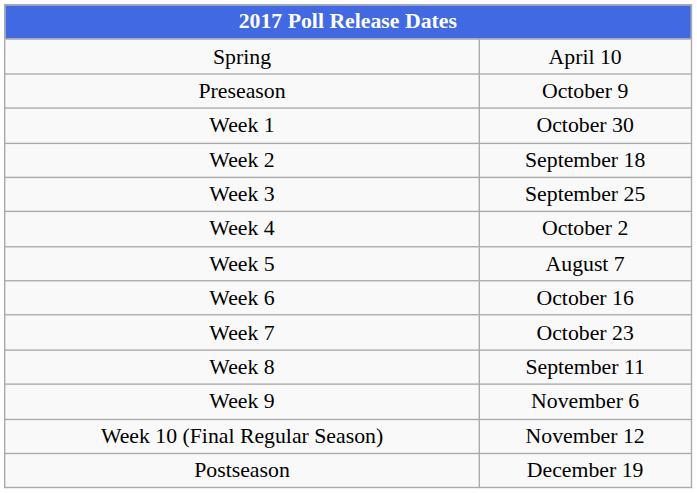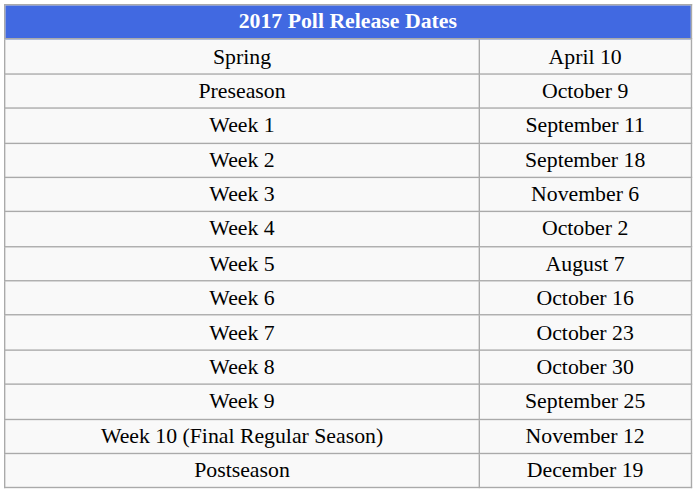(585, 125) October 30 -> (585, 125) September 11
(585, 194) September 25 -> (585, 194) November 6
(585, 366) September 11 -> (585, 366) October 30
(585, 401) November 6 -> (585, 401) September 25
